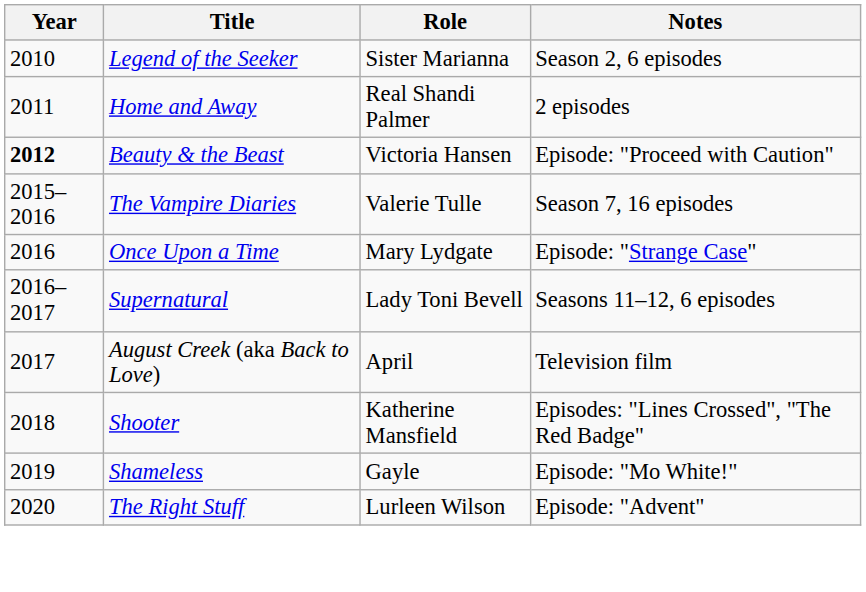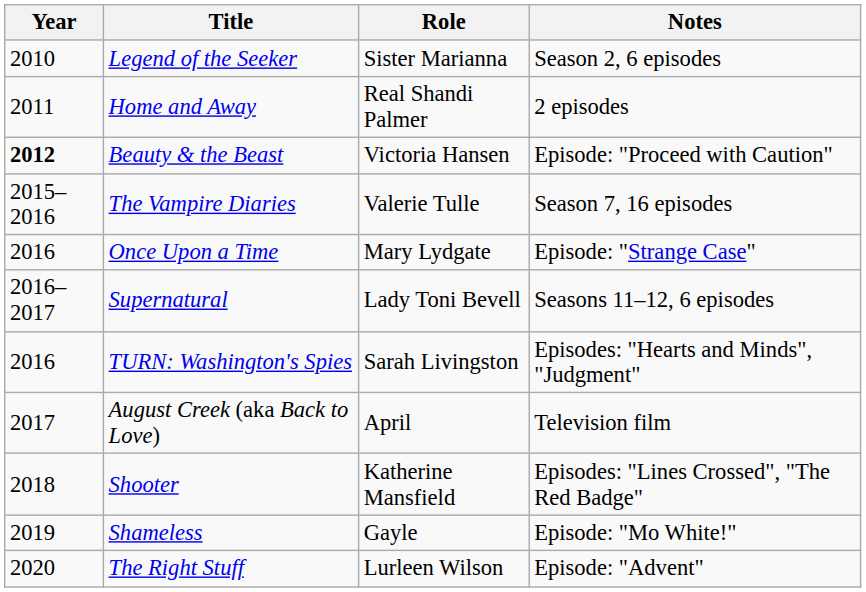+ row: (230, 361)
